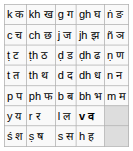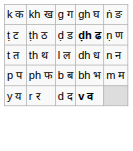- row: (15, 35)
(90, 55) normal -> (90, 35) bold
(65, 76) d द -> (64, 55) l ल
(64, 116) l ल -> (65, 96) d द
- row: (15, 136)
